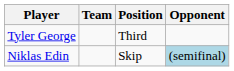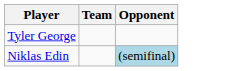- column: (140, 14)
